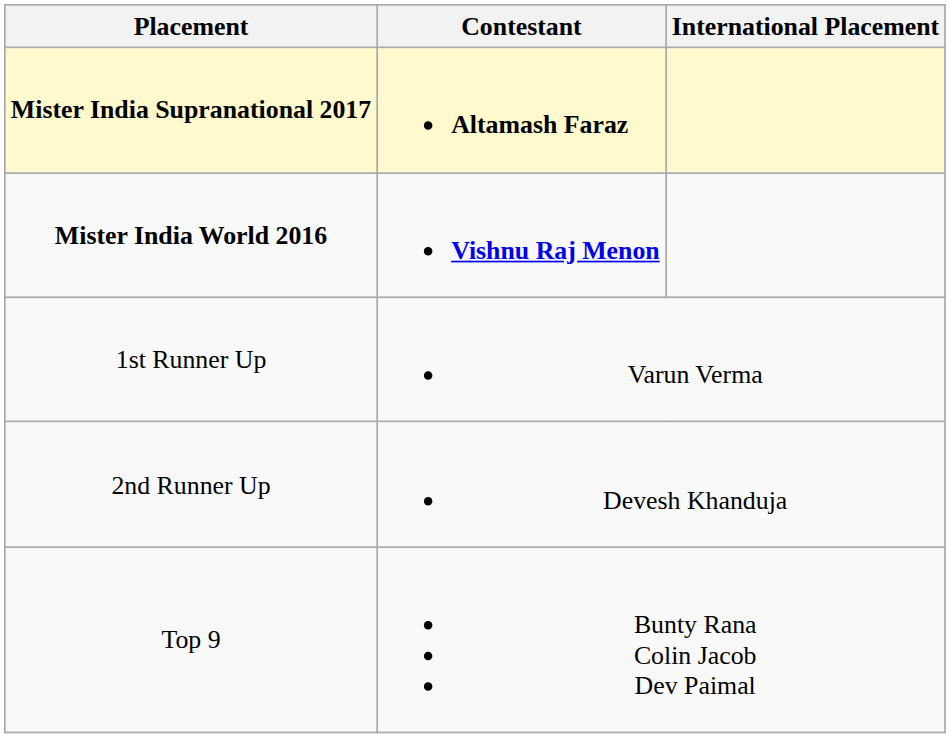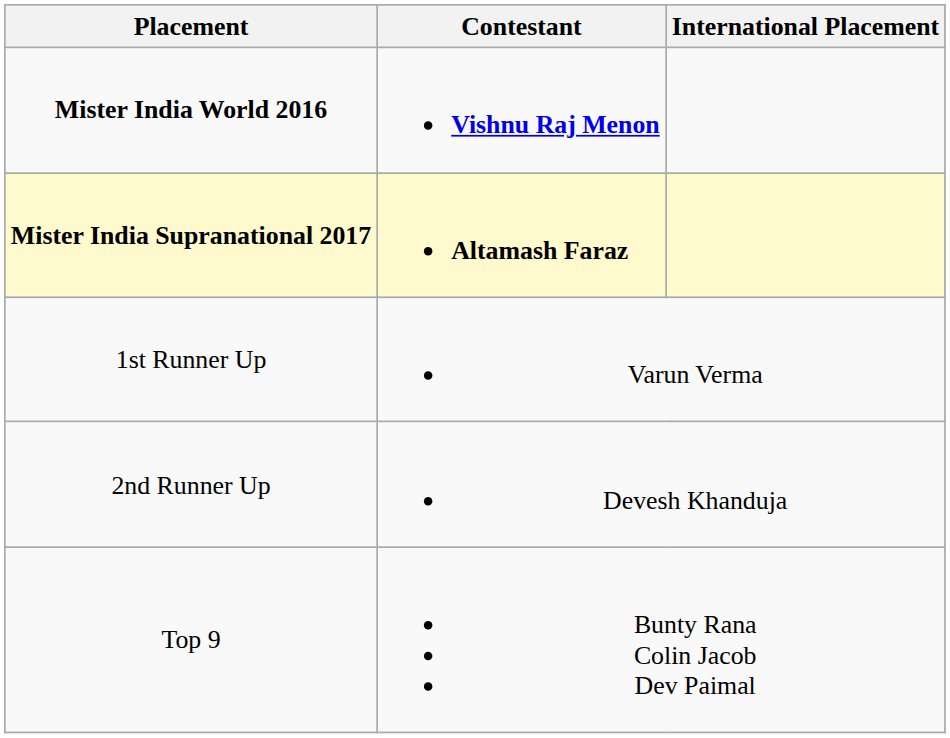rows swapped: (191, 234) <-> (191, 109)
